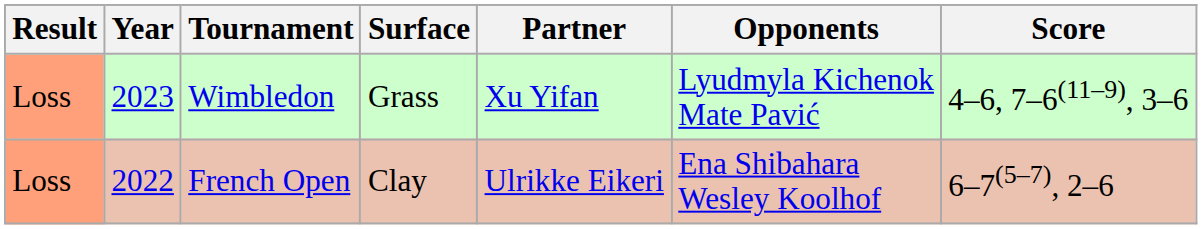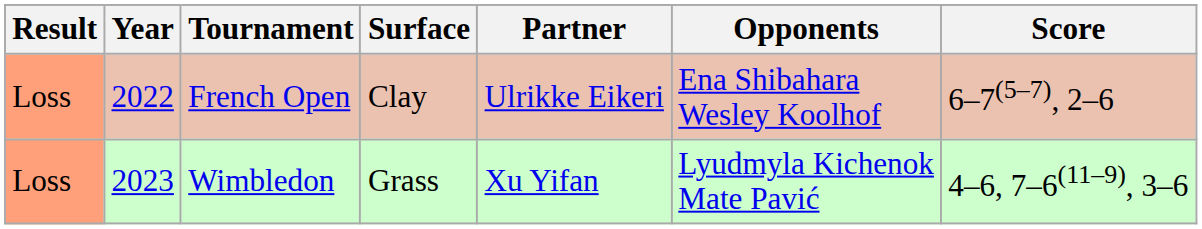rows swapped: (269, 180) <-> (261, 96)
